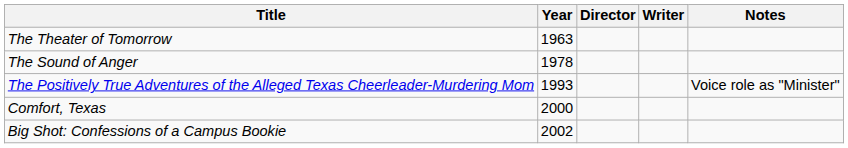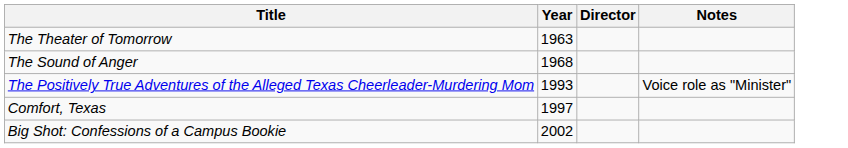- column: (663, 16)
(557, 62) 1978 -> (557, 62) 1968
(557, 108) 2000 -> (557, 108) 1997
